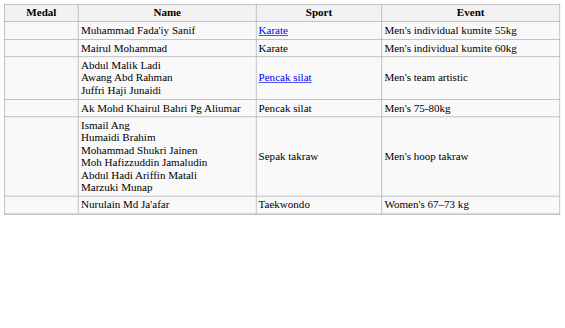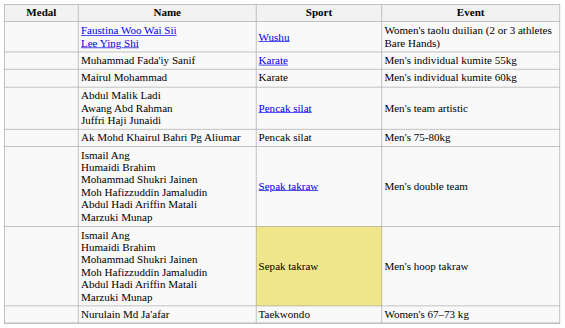+ row: (468, 36)
+ row: (426, 186)
(288, 156) no background -> (288, 266) khaki background
